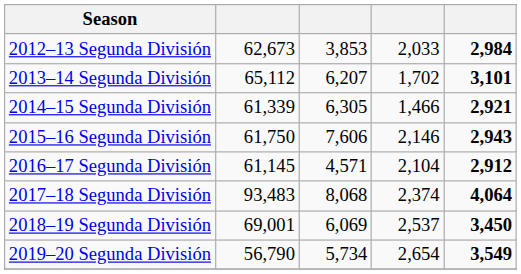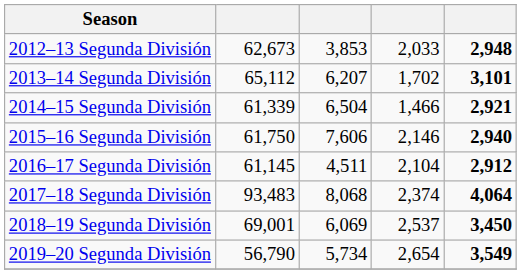(491, 48) 2,984 -> (491, 48) 2,948
(346, 107) 6,305 -> (346, 107) 6,504
(491, 136) 2,943 -> (491, 136) 2,940
(346, 166) 4,571 -> (347, 166) 4,511
